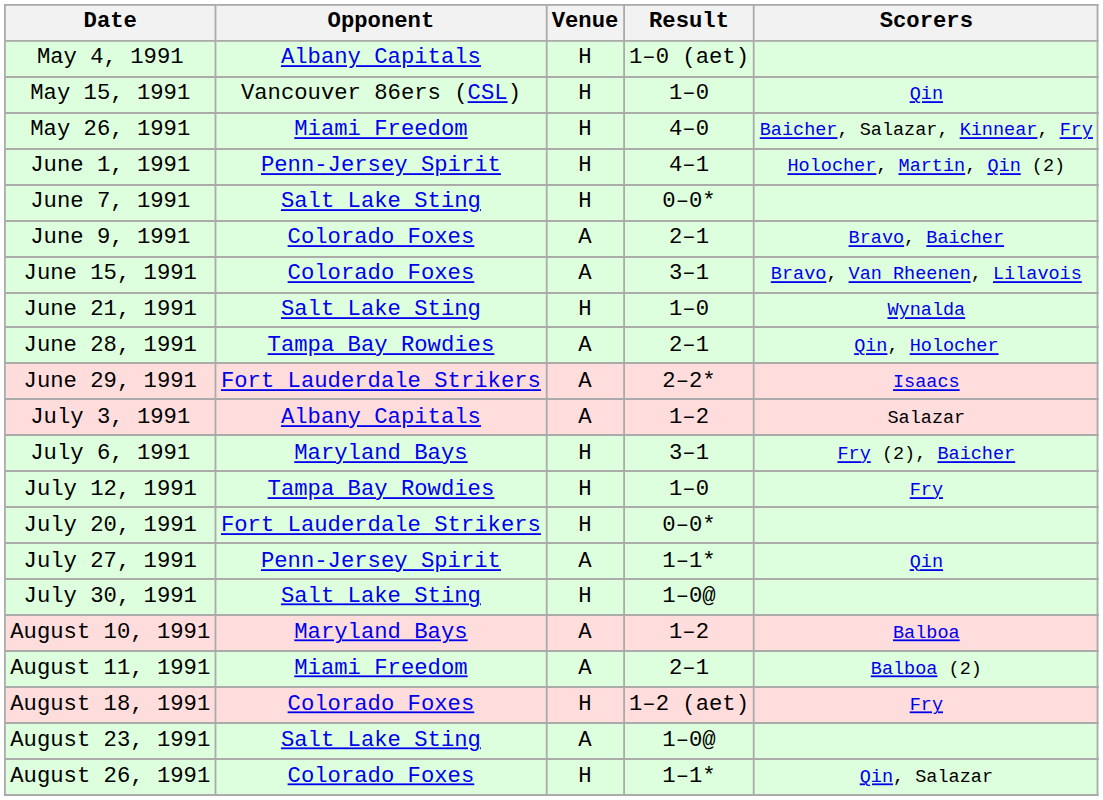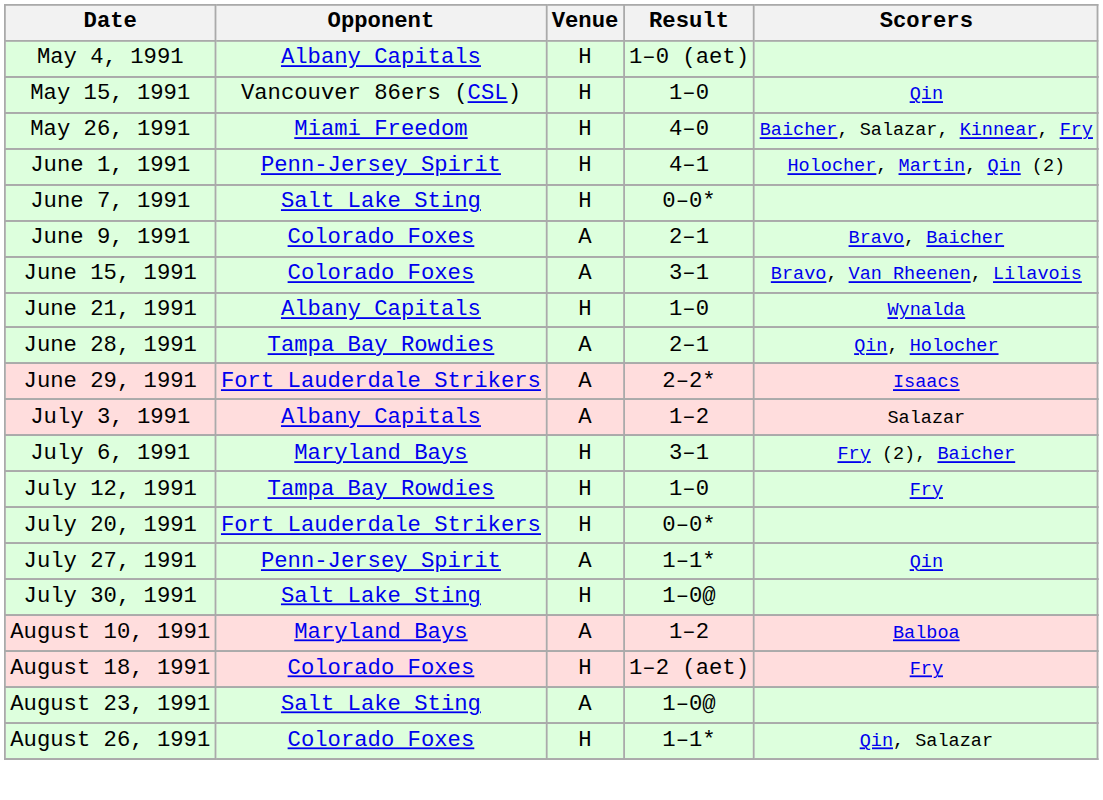(381, 310) Salt Lake Sting -> (381, 310) Albany Capitals
- row: (110, 669)
